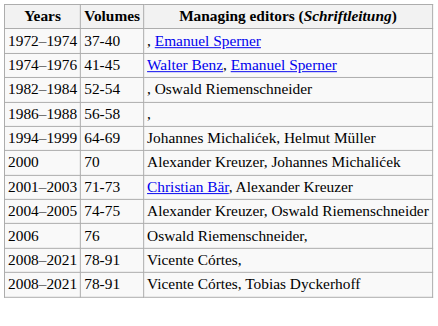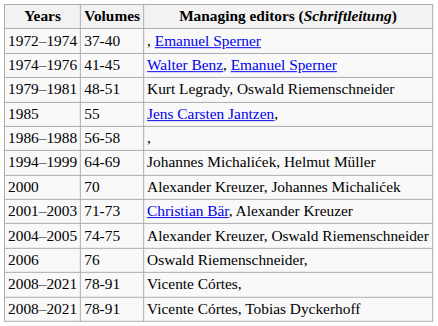+ row: (271, 89)
- row: (230, 89)
+ row: (213, 114)
